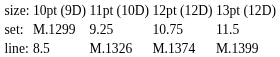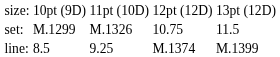(101, 29) 9.25 -> (111, 29) M.1326
(111, 48) M.1326 -> (101, 48) 9.25
